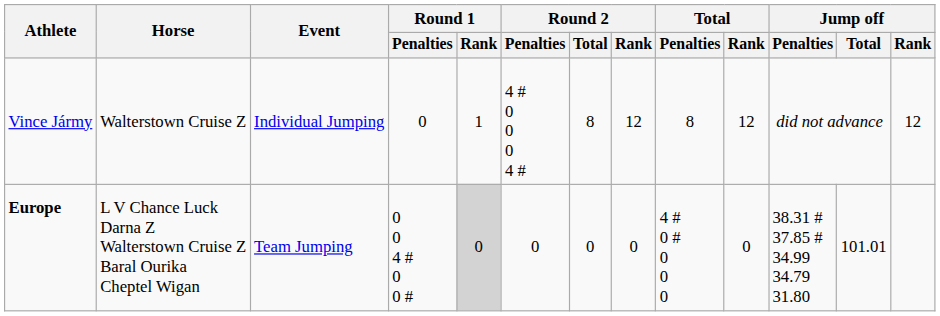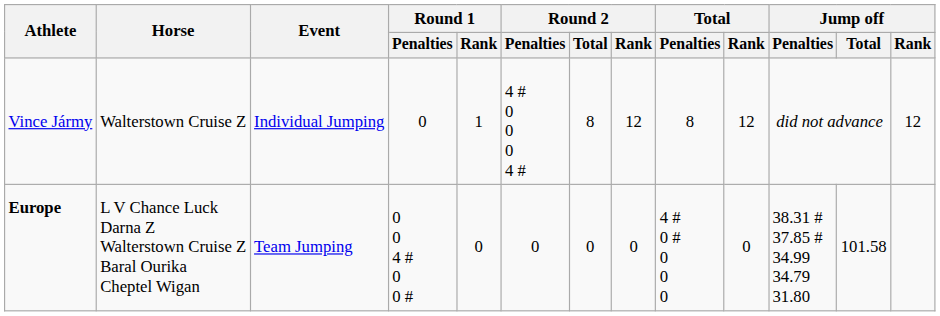(479, 247) lightgrey background -> (479, 247) no background
(864, 247) 101.01 -> (864, 247) 101.58
